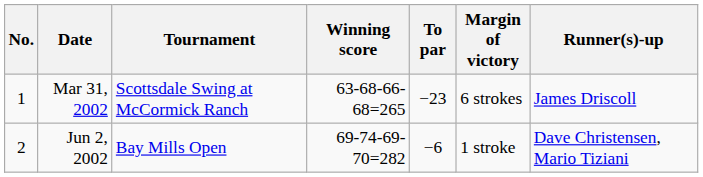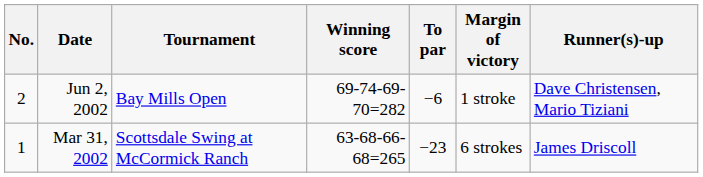rows swapped: (80, 98) <-> (87, 147)
